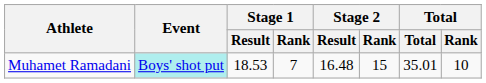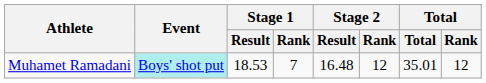(380, 65) 15 -> (380, 65) 12
(461, 65) 10 -> (461, 65) 12
